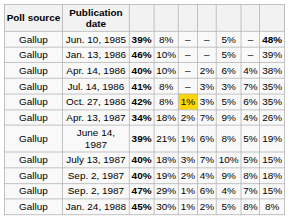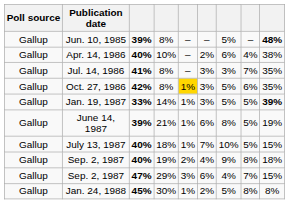- row: (96, 55)
+ row: (96, 102)
- row: (96, 118)
(188, 160) 3% -> (188, 145) 1%
(188, 192) 1% -> (188, 176) 3%
